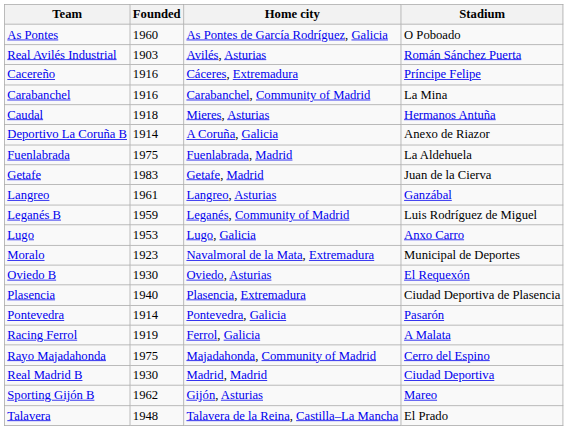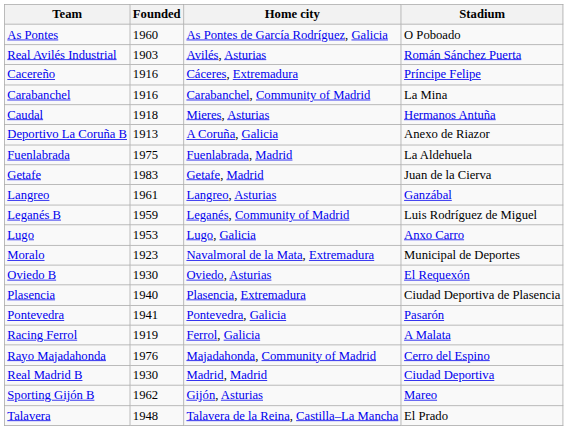(145, 134) 1914 -> (145, 134) 1913
(145, 315) 1914 -> (145, 315) 1941
(145, 355) 1975 -> (145, 355) 1976
